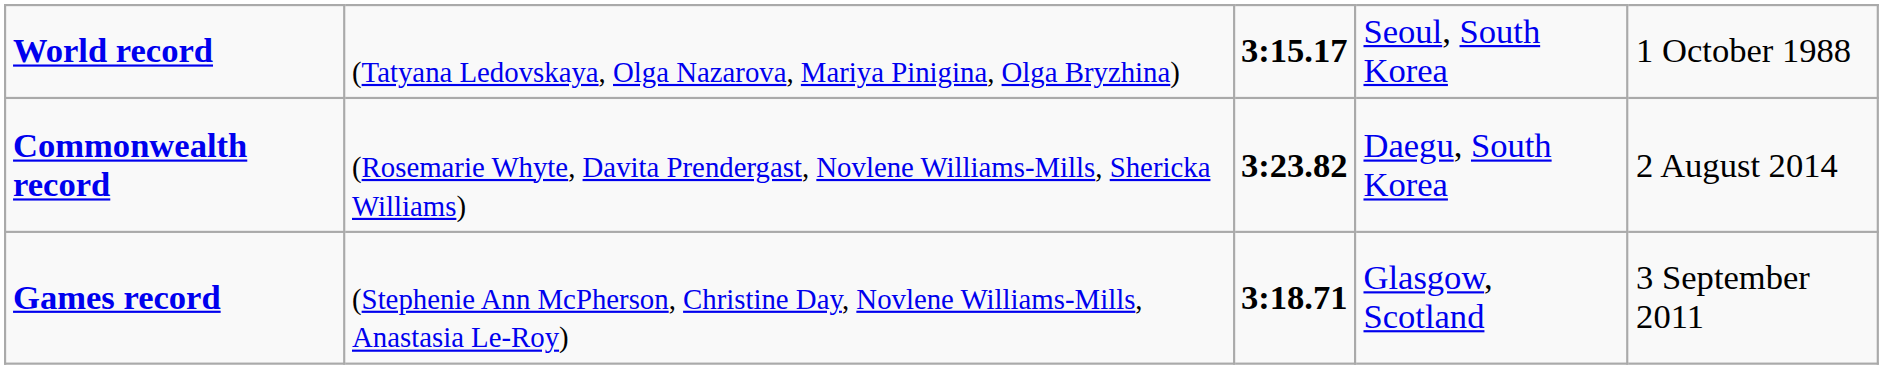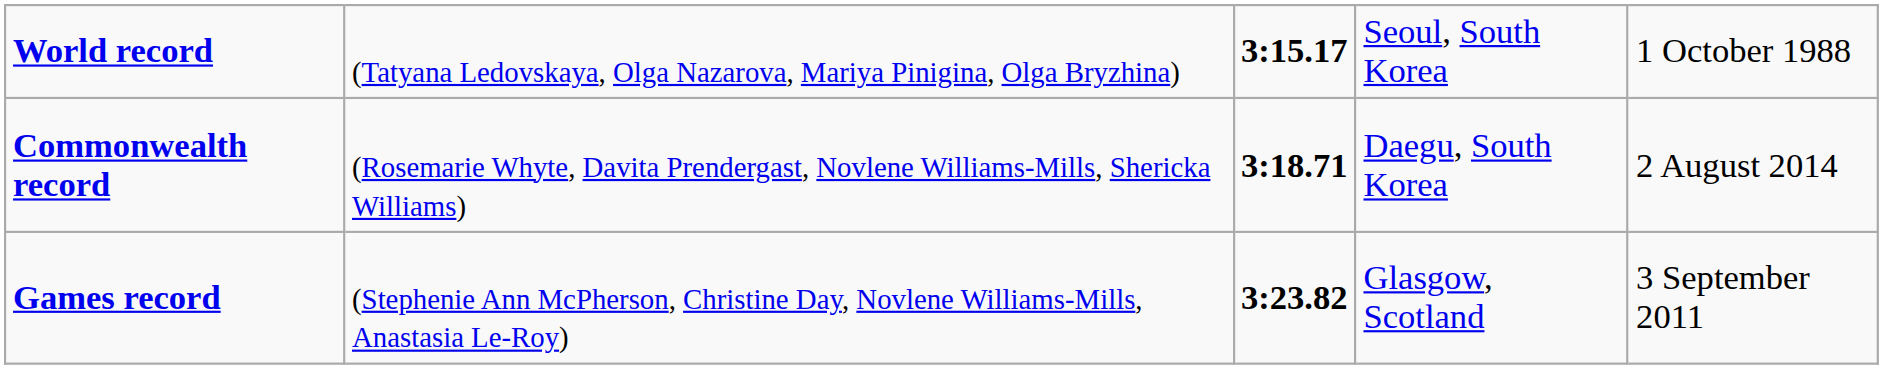(1294, 164) 3:23.82 -> (1294, 164) 3:18.71
(1294, 297) 3:18.71 -> (1294, 297) 3:23.82
